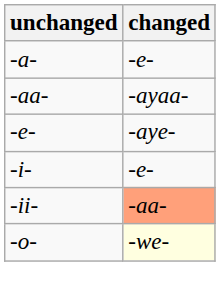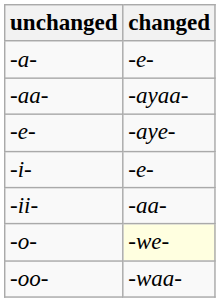(147, 205) lightsalmon background -> (147, 205) no background
+ row: (29, 278)
